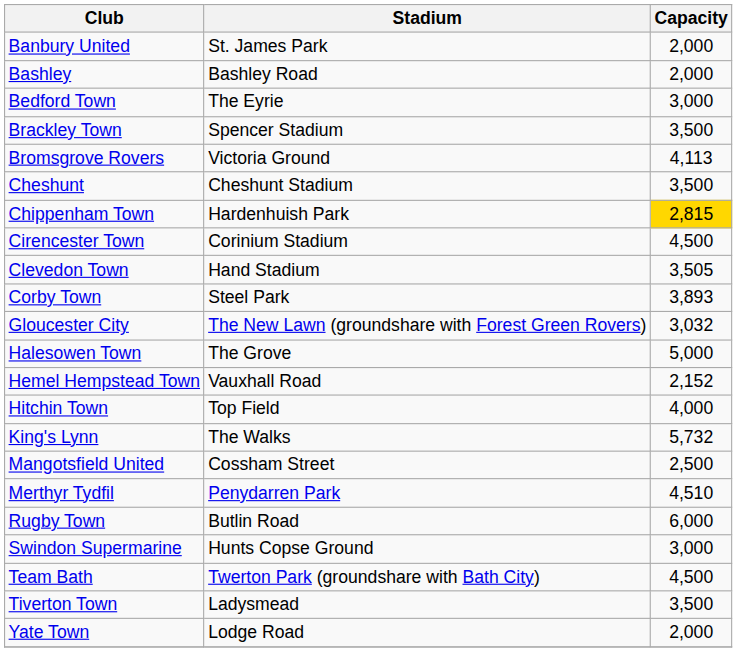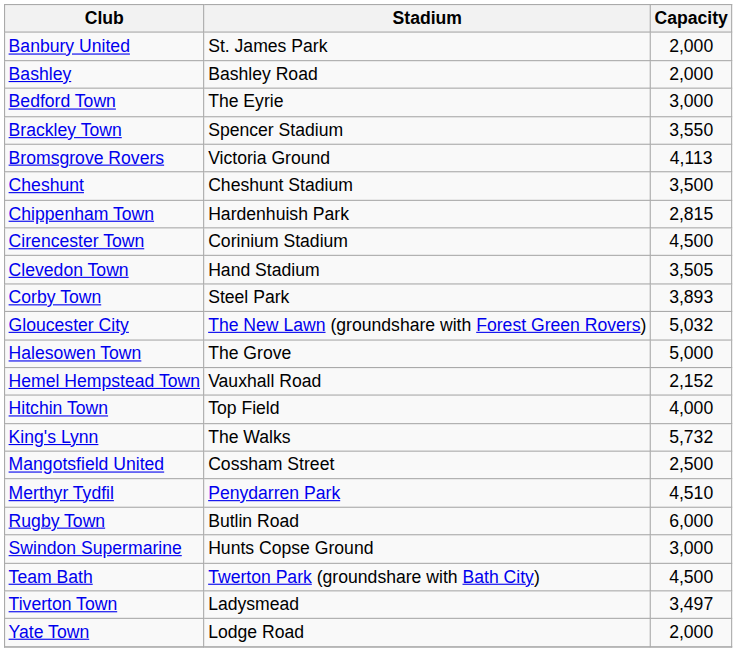(691, 130) 3,500 -> (691, 130) 3,550
(691, 213) gold background -> (691, 213) no background
(691, 325) 3,032 -> (691, 325) 5,032
(691, 604) 3,500 -> (691, 604) 3,497
